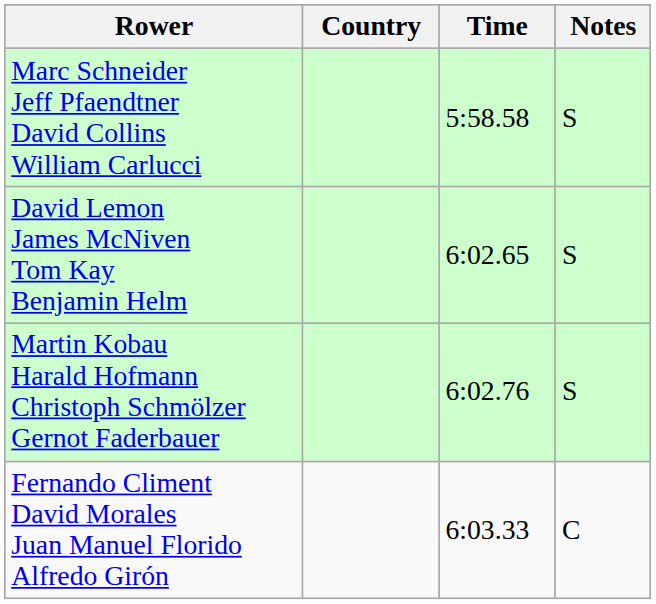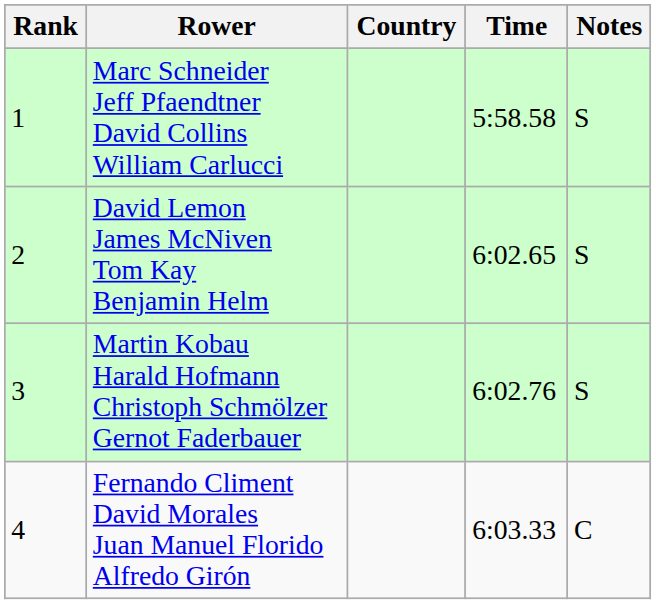+ column: (46, 26)
